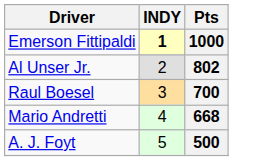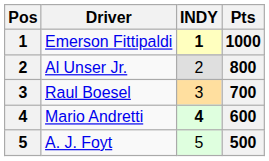+ column: (23, 17)
(206, 67) 802 -> (243, 67) 800
(162, 117) normal -> (199, 117) bold
(206, 117) 668 -> (243, 117) 600
